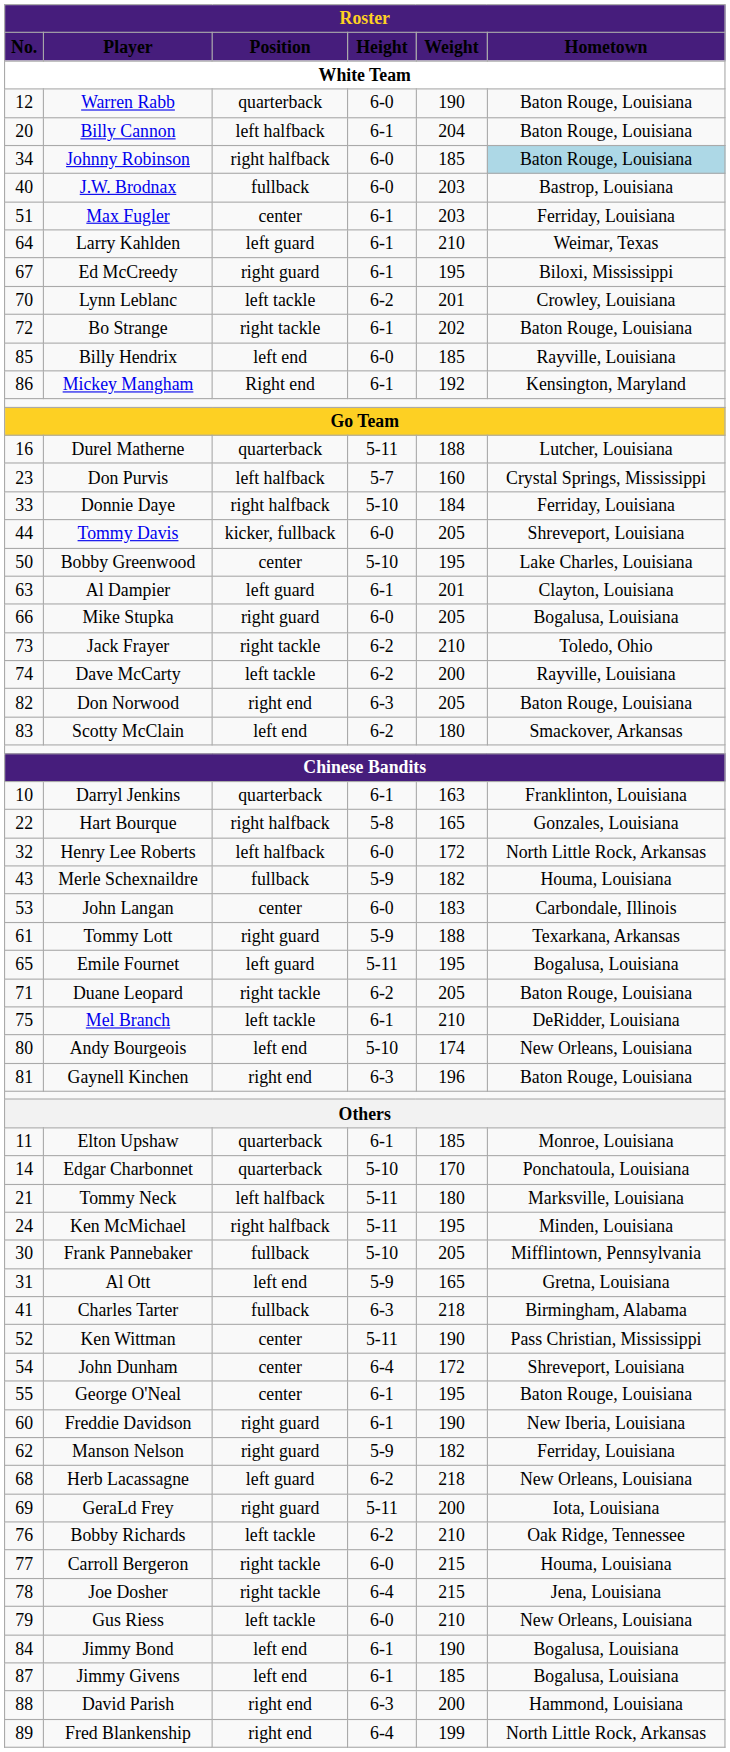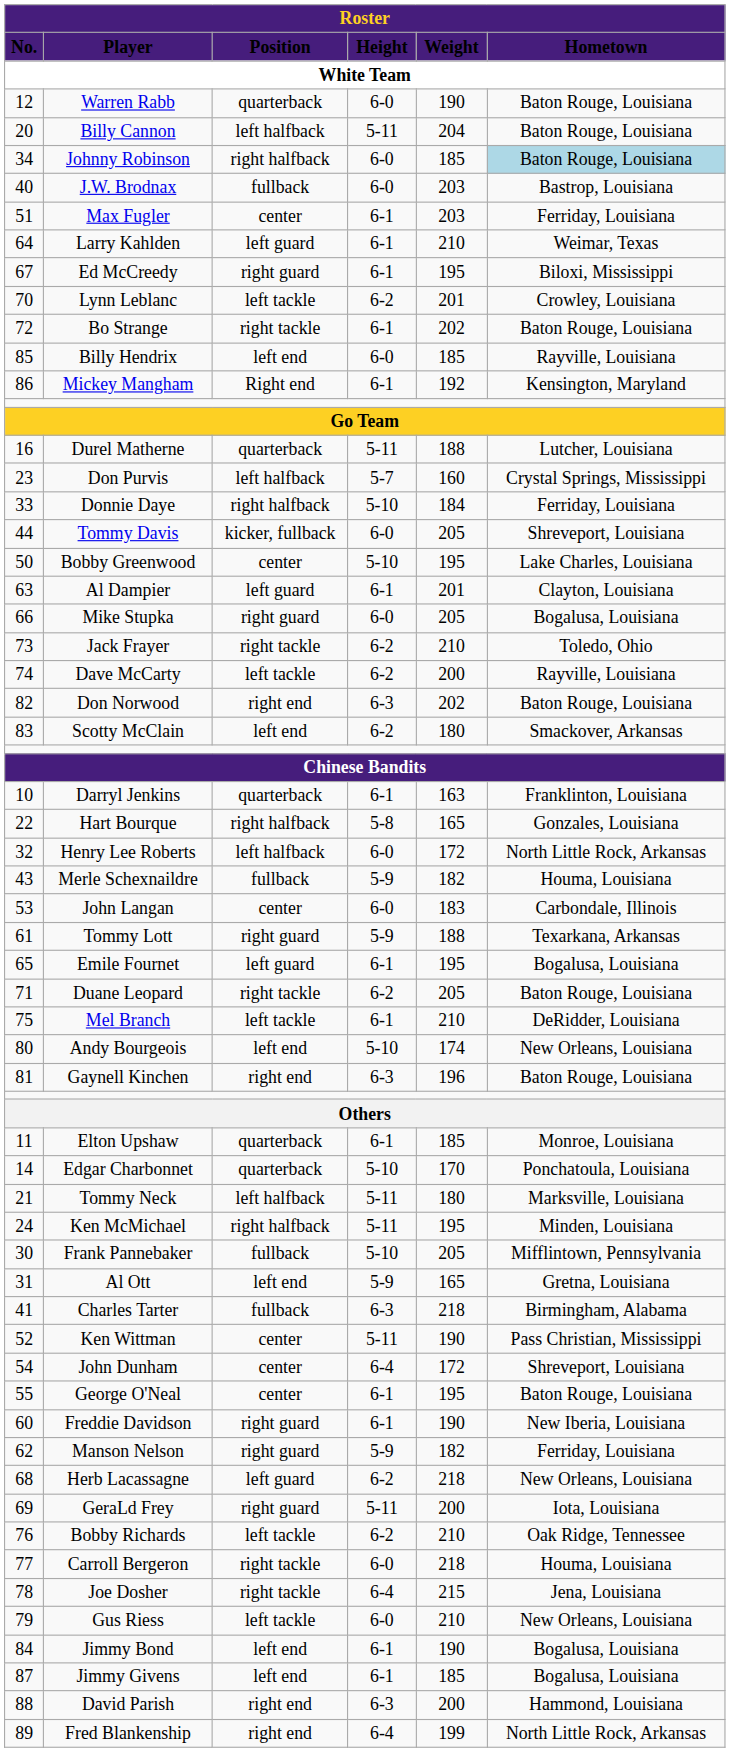(382, 131) 6-1 -> (382, 131) 5-11
(451, 702) 205 -> (451, 702) 202
(382, 964) 5-11 -> (382, 964) 6-1
(451, 1564) 215 -> (451, 1564) 218
